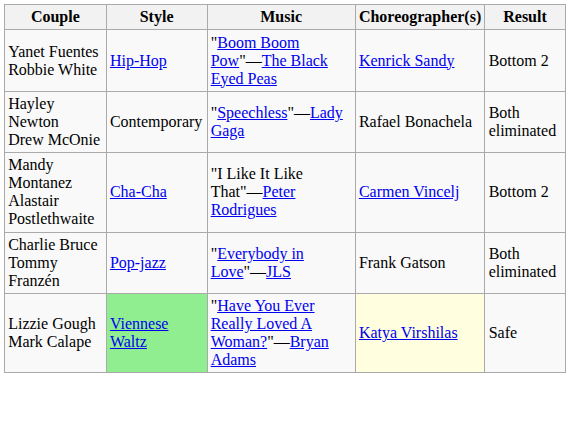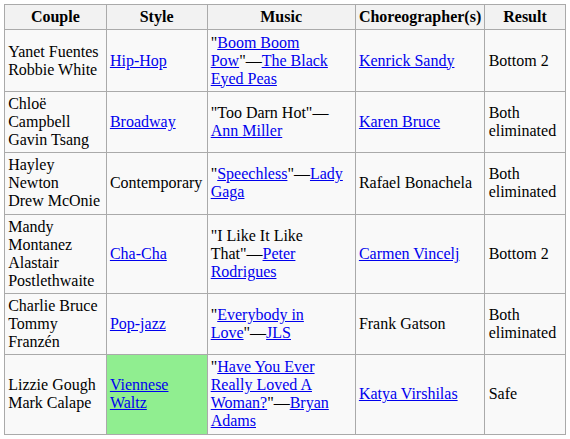+ row: (49, 121)
(408, 333) lightyellow background -> (408, 394) no background
